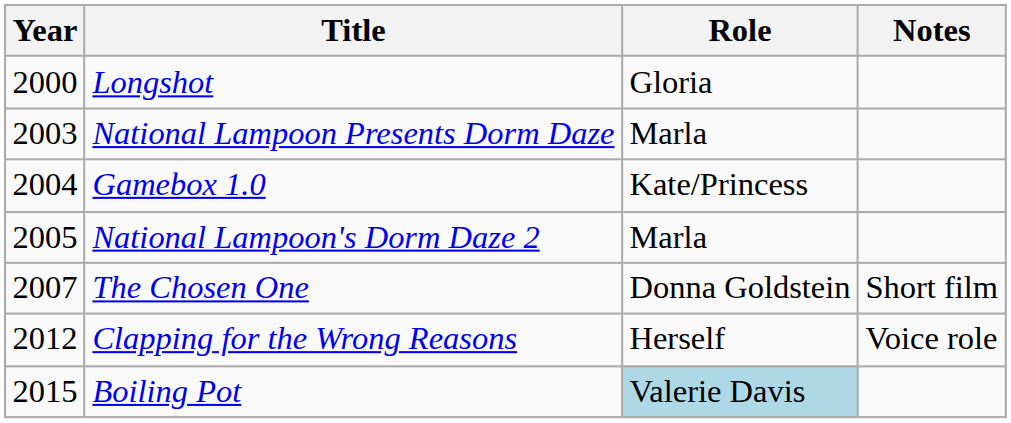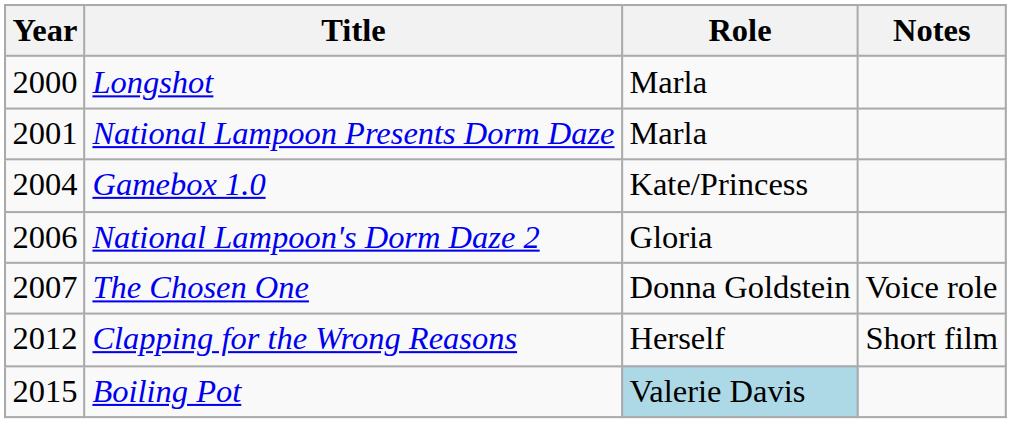(671, 81) Gloria -> (668, 81) Marla
(45, 133) 2003 -> (45, 133) 2001
(45, 236) 2005 -> (45, 236) 2006
(668, 236) Marla -> (671, 236) Gloria
(932, 287) Short film -> (931, 287) Voice role
(931, 339) Voice role -> (932, 339) Short film
